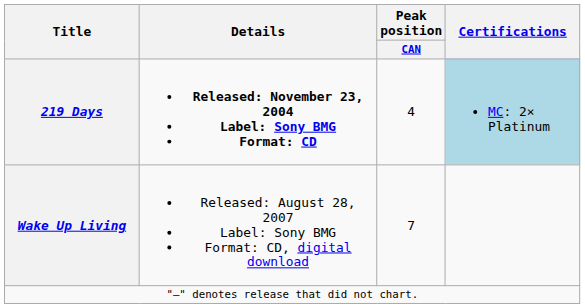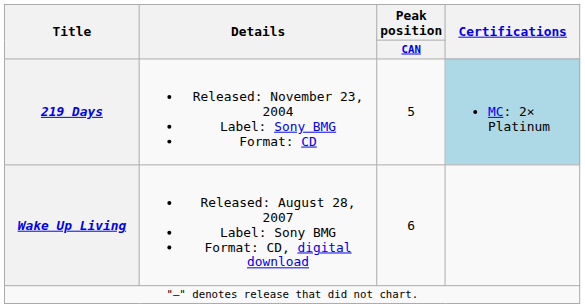(258, 119) bold -> (258, 119) normal
(411, 112) 4 -> (411, 112) 5
(411, 225) 7 -> (411, 225) 6
